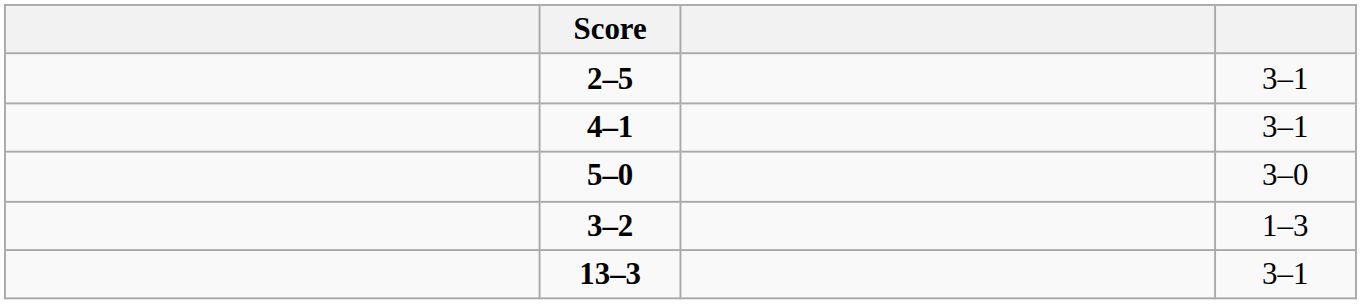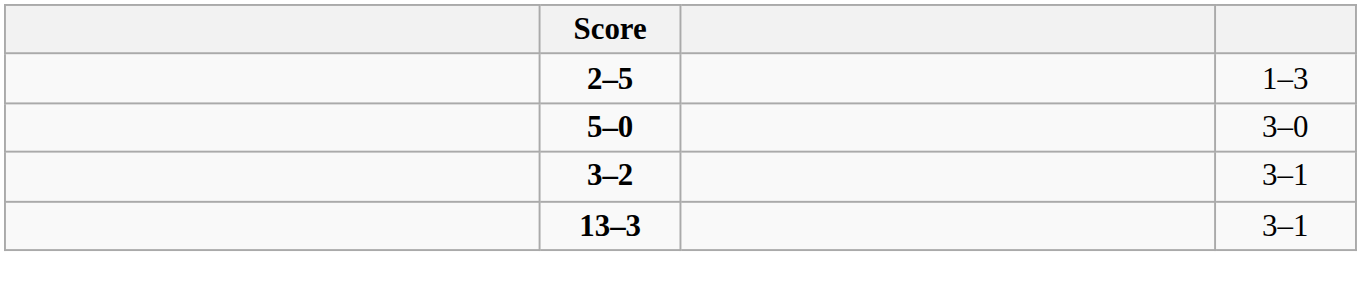(1285, 77) 3–1 -> (1285, 77) 1–3
- row: (610, 126)
(1285, 224) 1–3 -> (1285, 175) 3–1
